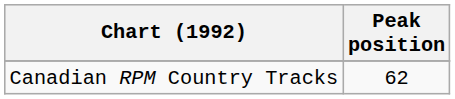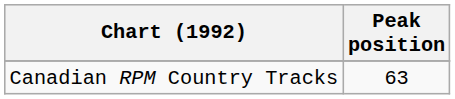(397, 78) 62 -> (397, 78) 63
